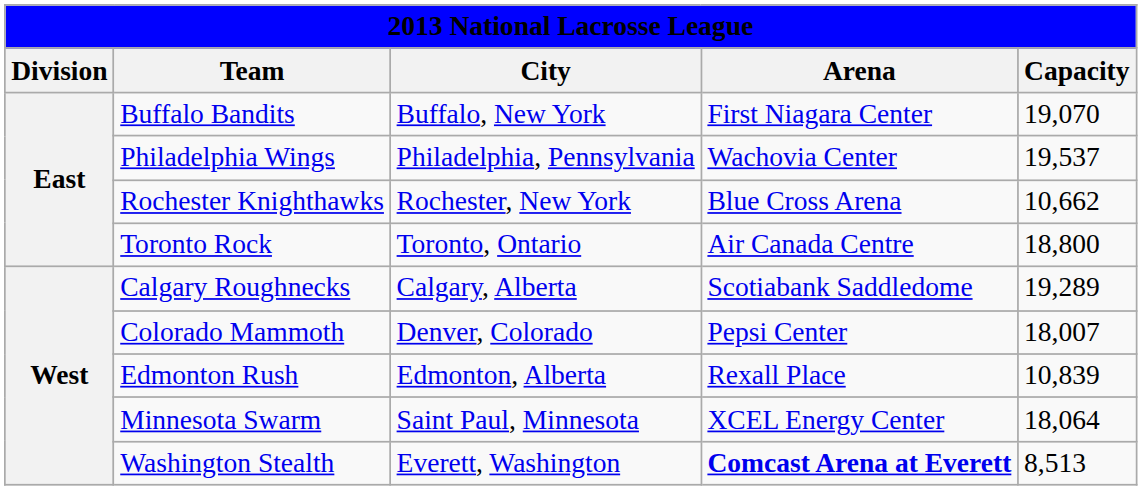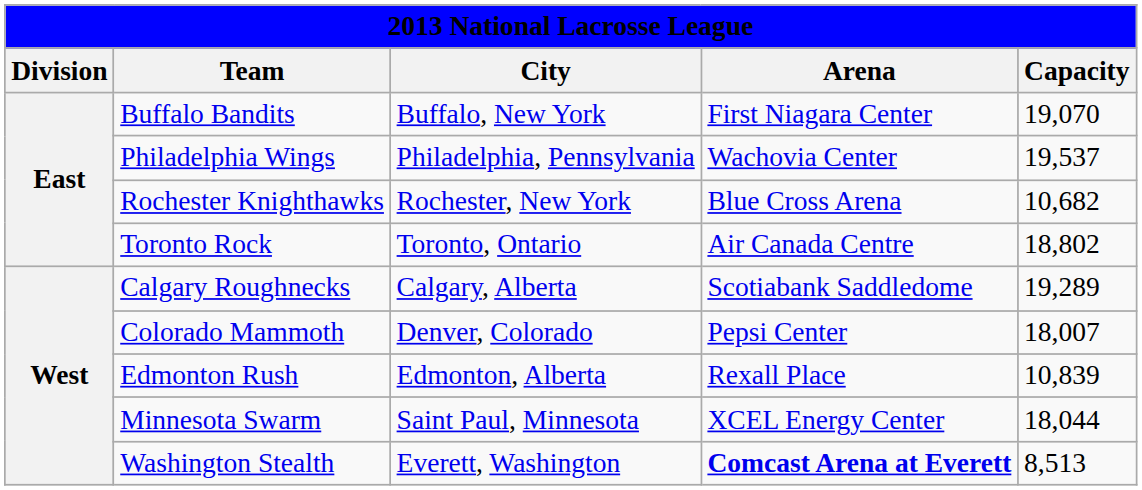(1062, 200) 10,662 -> (1062, 200) 10,682
(1062, 244) 18,800 -> (1062, 244) 18,802
(1062, 419) 18,064 -> (1062, 419) 18,044
